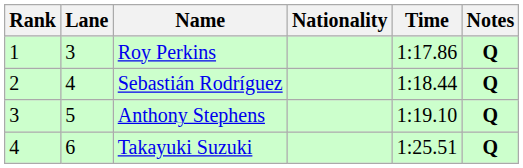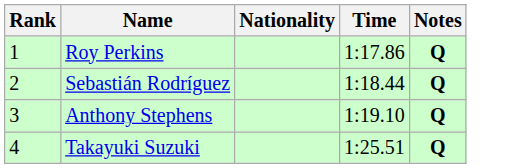- column: (87, 20)
